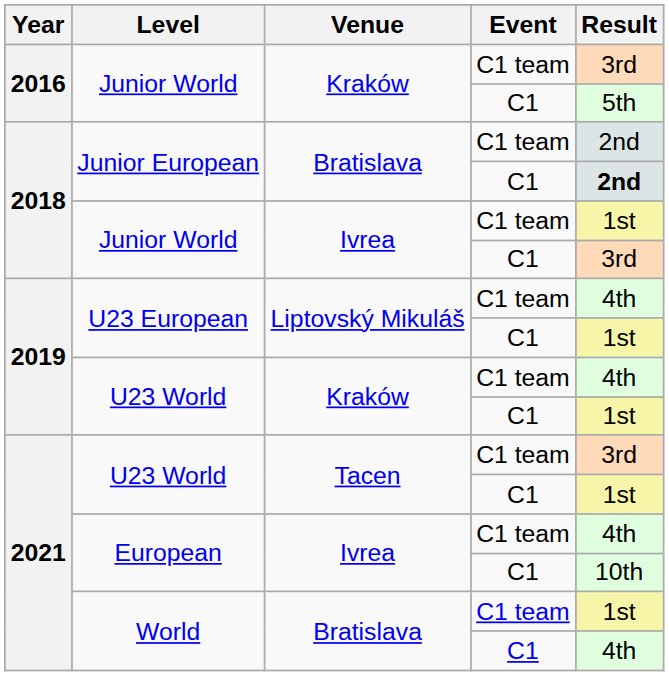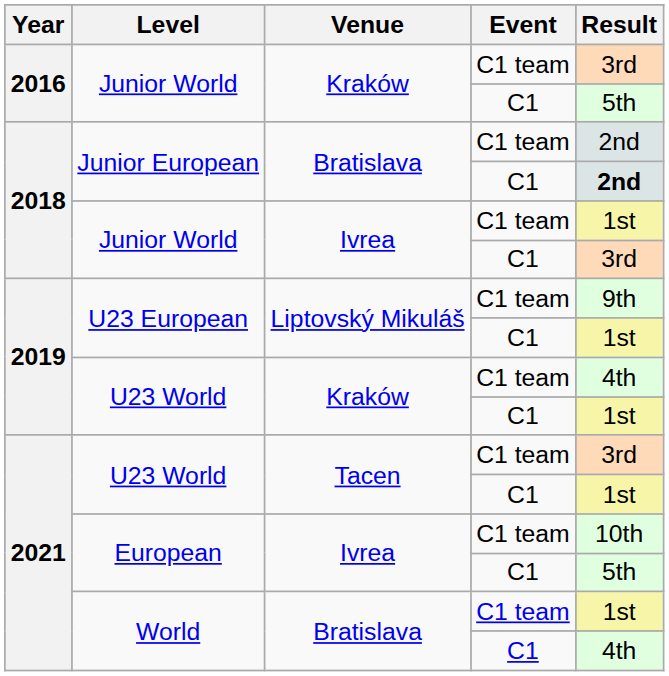(619, 299) 4th -> (619, 299) 9th
(619, 534) 4th -> (619, 534) 10th
(619, 573) 10th -> (619, 573) 5th
